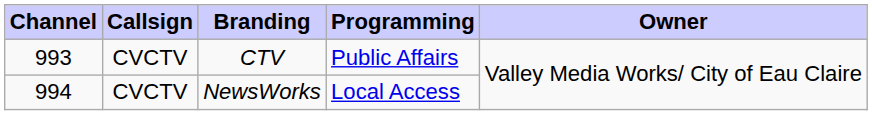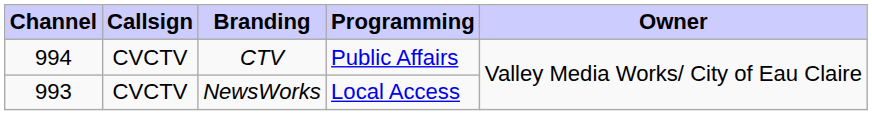(53, 57) 993 -> (53, 57) 994
(53, 92) 994 -> (53, 92) 993
